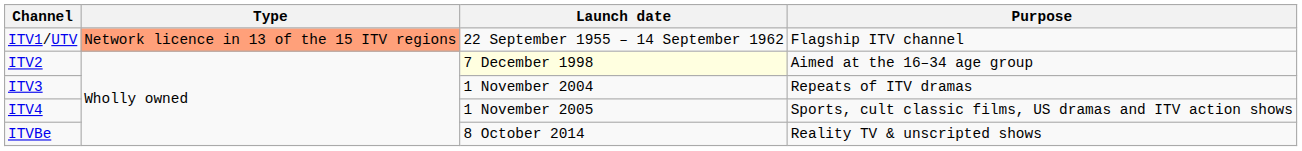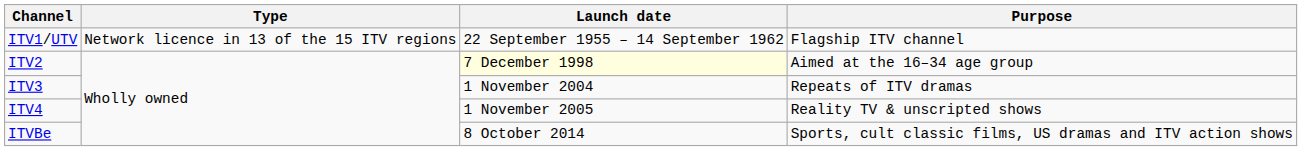(270, 40) lightsalmon background -> (270, 40) no background
(1042, 110) Sports, cult classic films, US dramas and ITV action shows -> (916, 110) Reality TV & unscripted shows
(916, 134) Reality TV & unscripted shows -> (1042, 134) Sports, cult classic films, US dramas and ITV action shows
